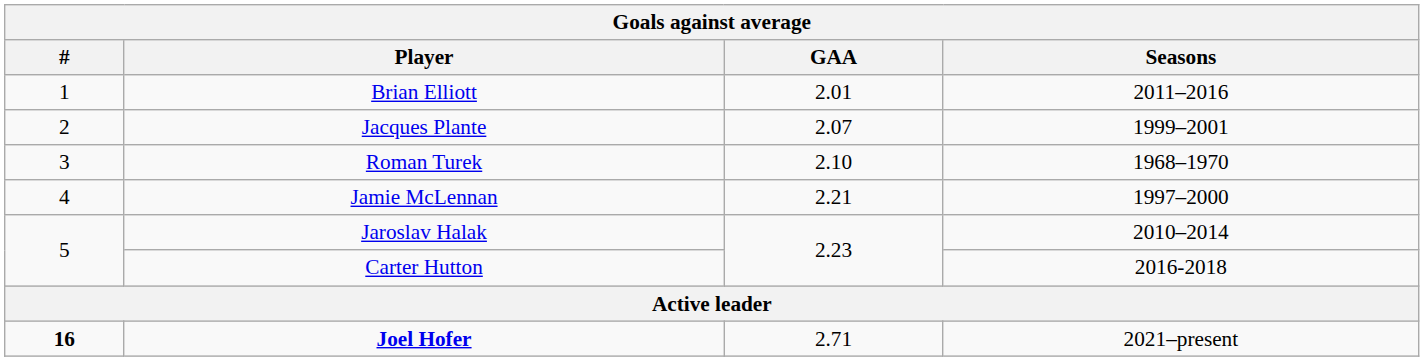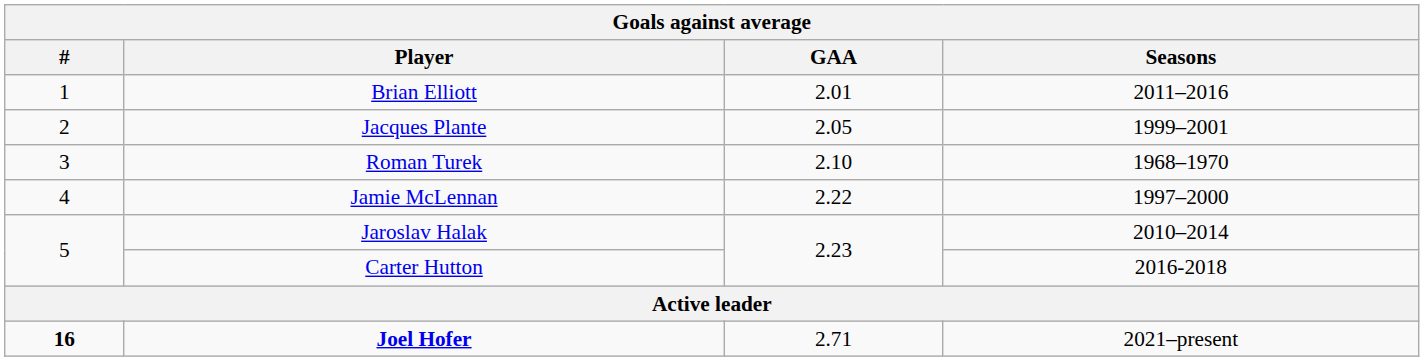(834, 127) 2.07 -> (834, 127) 2.05
(834, 197) 2.21 -> (834, 197) 2.22
